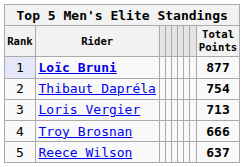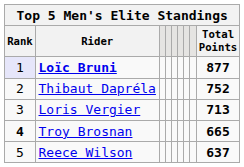(218, 89) 754 -> (218, 89) 752
(20, 131) normal -> (20, 131) bold
(218, 131) 666 -> (218, 131) 665
